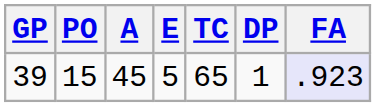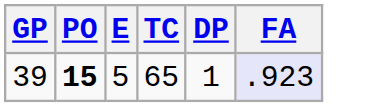- column: (129, 29)
(80, 78) normal -> (80, 78) bold
